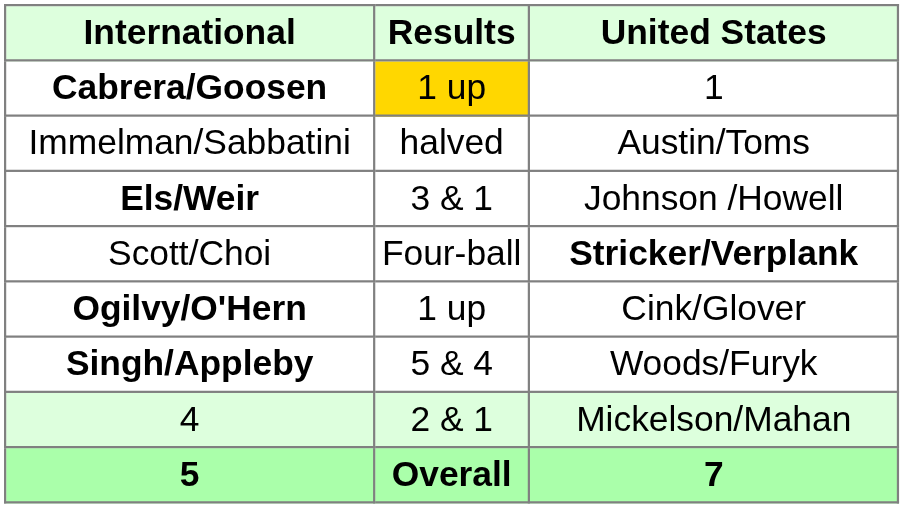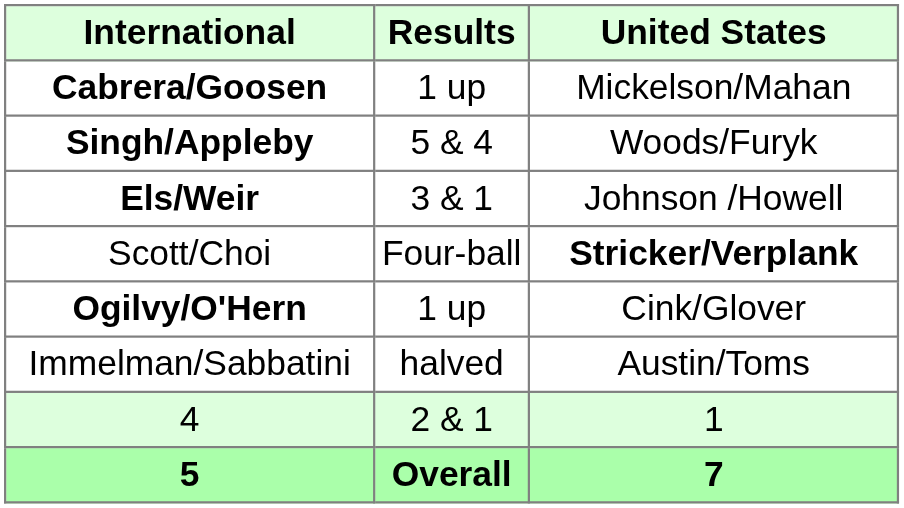(452, 87) gold background -> (452, 87) no background
(714, 87) 1 -> (714, 87) Mickelson/Mahan
rows swapped: (190, 363) <-> (190, 142)
(714, 418) Mickelson/Mahan -> (714, 418) 1
